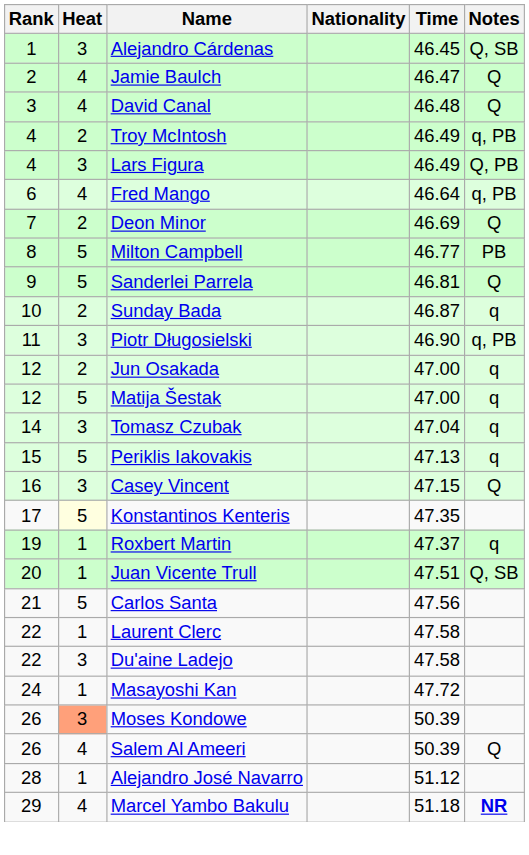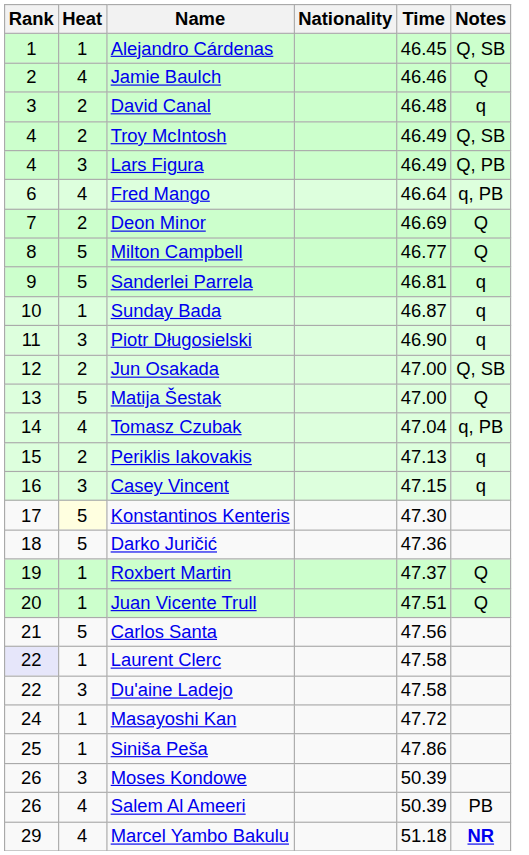(82, 48) 3 -> (82, 48) 1
(437, 77) 46.47 -> (424, 77) 46.46
(82, 106) 4 -> (82, 106) 2
(494, 106) Q -> (481, 106) q
(494, 135) q, PB -> (481, 135) Q, SB
(494, 252) PB -> (481, 252) Q
(494, 281) Q -> (481, 281) q
(82, 310) 2 -> (82, 310) 1
(494, 340) q, PB -> (481, 340) q
(494, 369) q -> (481, 369) Q, SB
(31, 398) 12 -> (31, 398) 13
(494, 398) q -> (481, 398) Q
(82, 427) 3 -> (82, 427) 4
(494, 427) q -> (481, 427) q, PB
(82, 456) 5 -> (82, 456) 2
(494, 485) Q -> (481, 485) q
(437, 515) 47.35 -> (424, 515) 47.30
+ row: (164, 544)
(494, 544) q -> (481, 573) Q
(494, 573) Q, SB -> (481, 602) Q
(31, 631) no background -> (31, 661) lavender background
+ row: (159, 748)
(82, 719) lightsalmon background -> (82, 777) no background
(494, 748) Q -> (481, 806) PB
- row: (207, 777)
